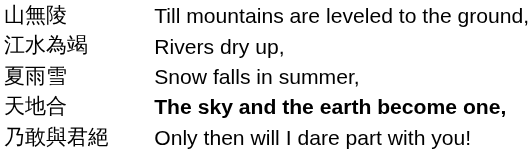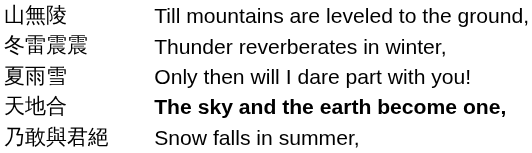- row: (46, 45)
+ row: (46, 45)
(257, 76) Snow falls in summer, -> (313, 76) Only then will I dare part with you!
(313, 137) Only then will I dare part with you! -> (257, 137) Snow falls in summer,
